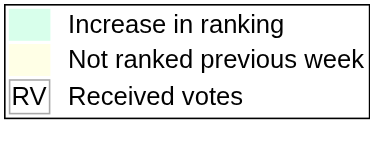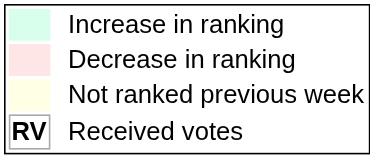+ row: (182, 59)
(29, 96) normal -> (29, 131) bold
